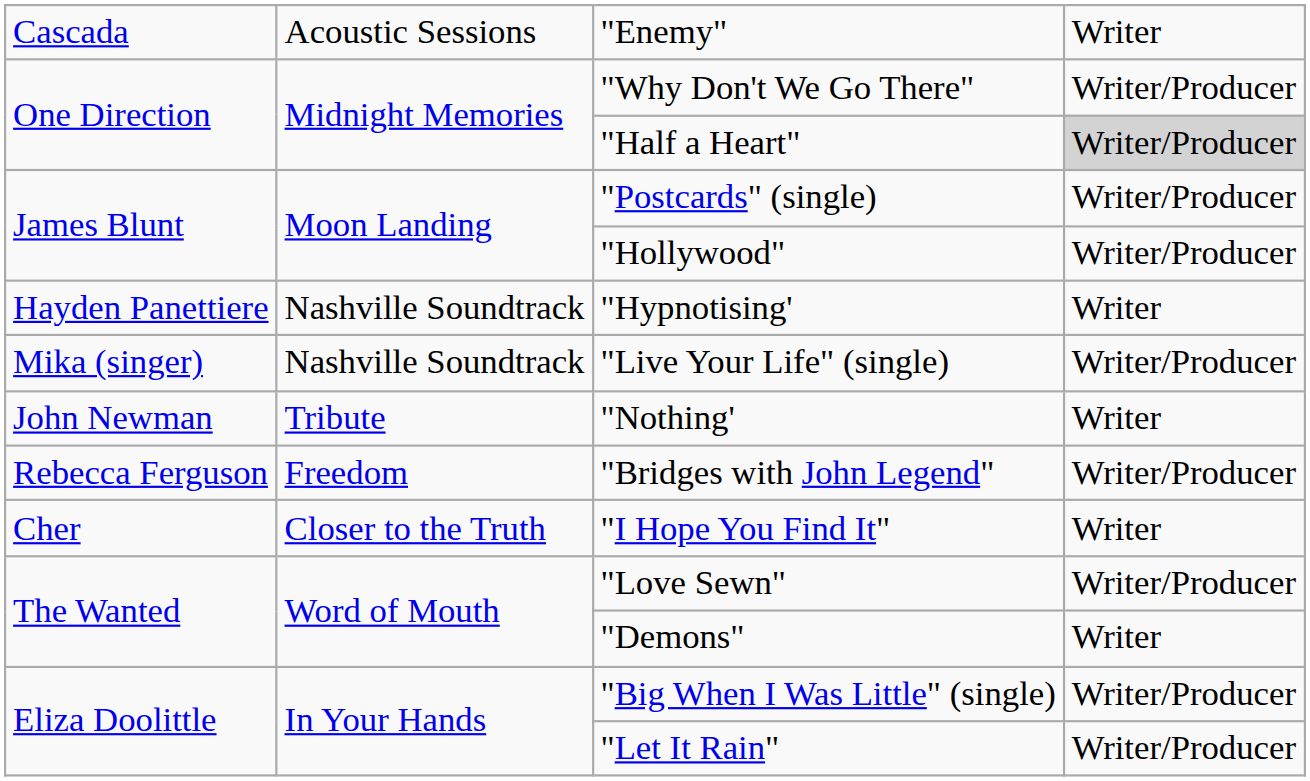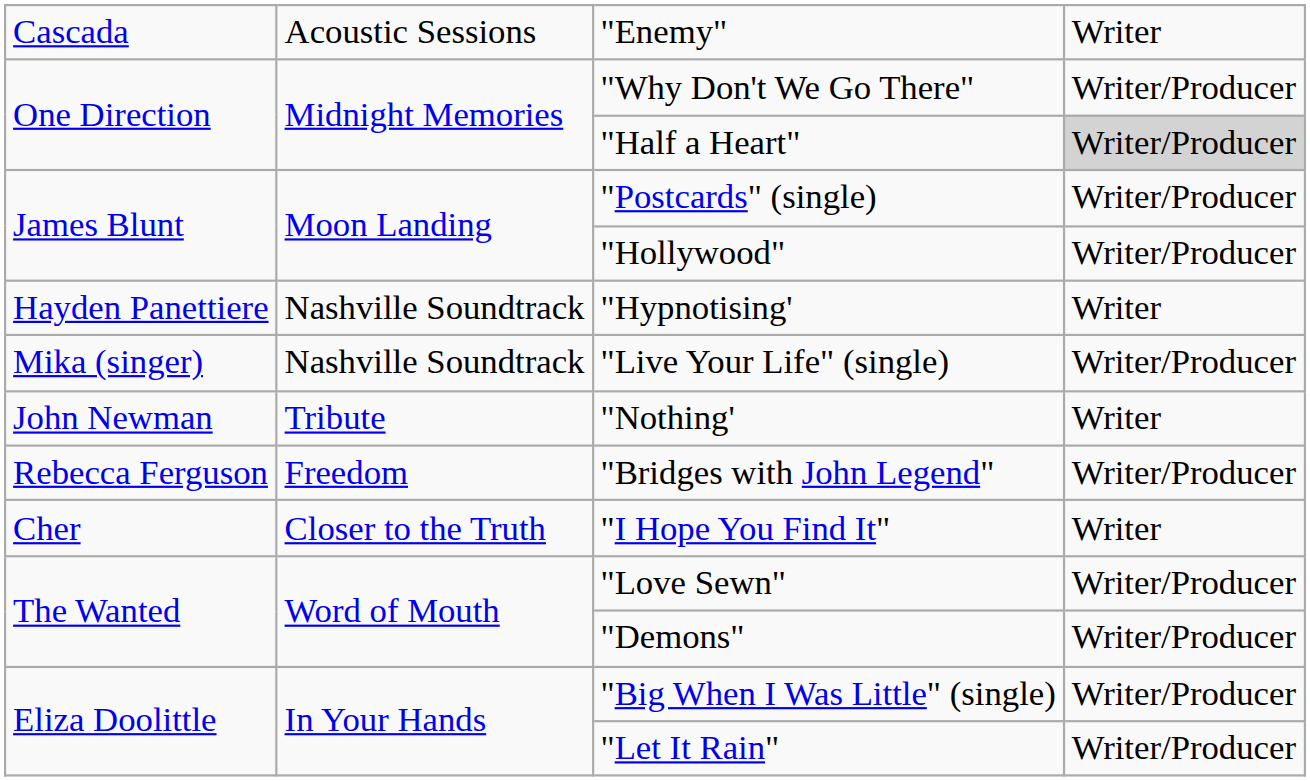(1116, 637) Writer -> (1184, 637) Writer/Producer
